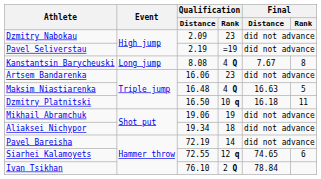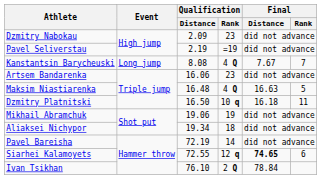(303, 62) 8 -> (303, 62) 7
(266, 155) normal -> (266, 155) bold
